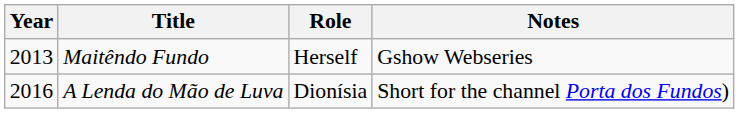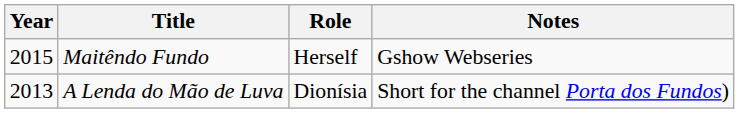(31, 56) 2013 -> (31, 56) 2015
(31, 90) 2016 -> (31, 90) 2013
